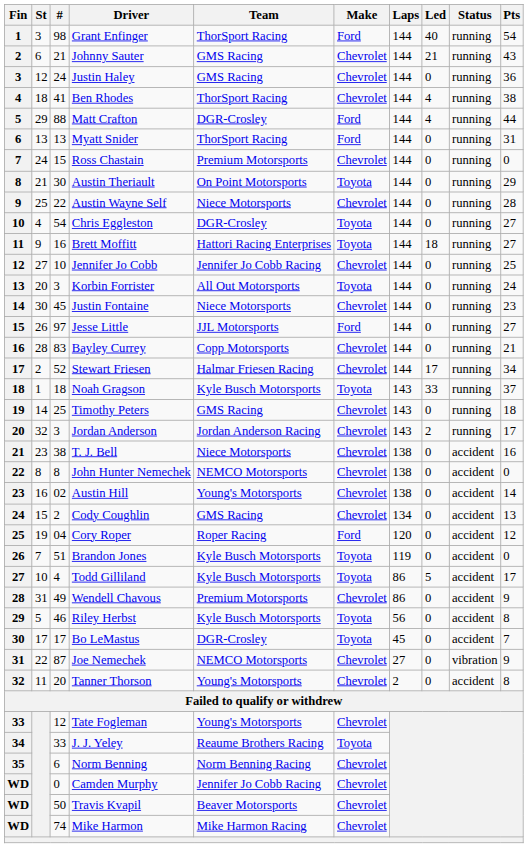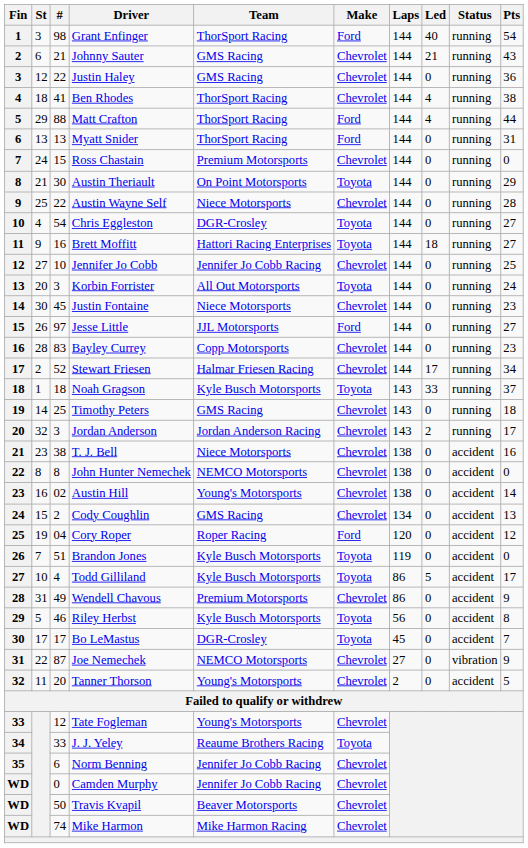(60, 77) 24 -> (60, 77) 22
(232, 119) DGR-Crosley -> (242, 119) ThorSport Racing
(510, 347) 21 -> (510, 347) 23
(507, 680) 8 -> (507, 680) 5
(254, 763) Norm Benning Racing -> (259, 763) Jennifer Jo Cobb Racing
